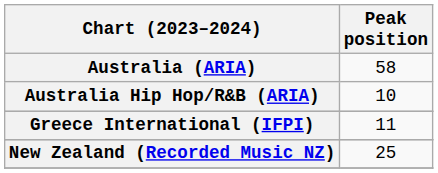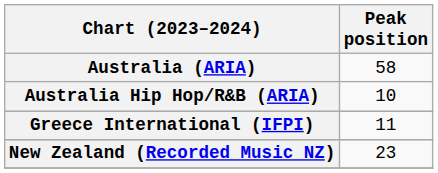(386, 154) 25 -> (386, 154) 23
